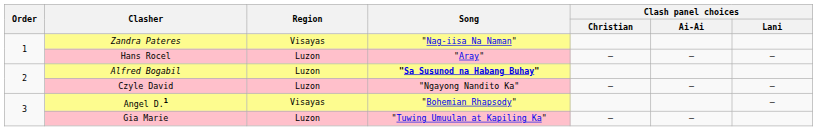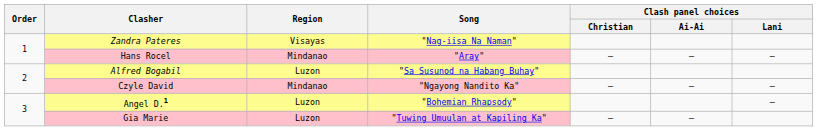(307, 56) Luzon -> (307, 56) Mindanao
(469, 71) bold -> (469, 71) normal
(307, 86) Luzon -> (307, 86) Mindanao
(307, 102) Visayas -> (307, 102) Luzon
